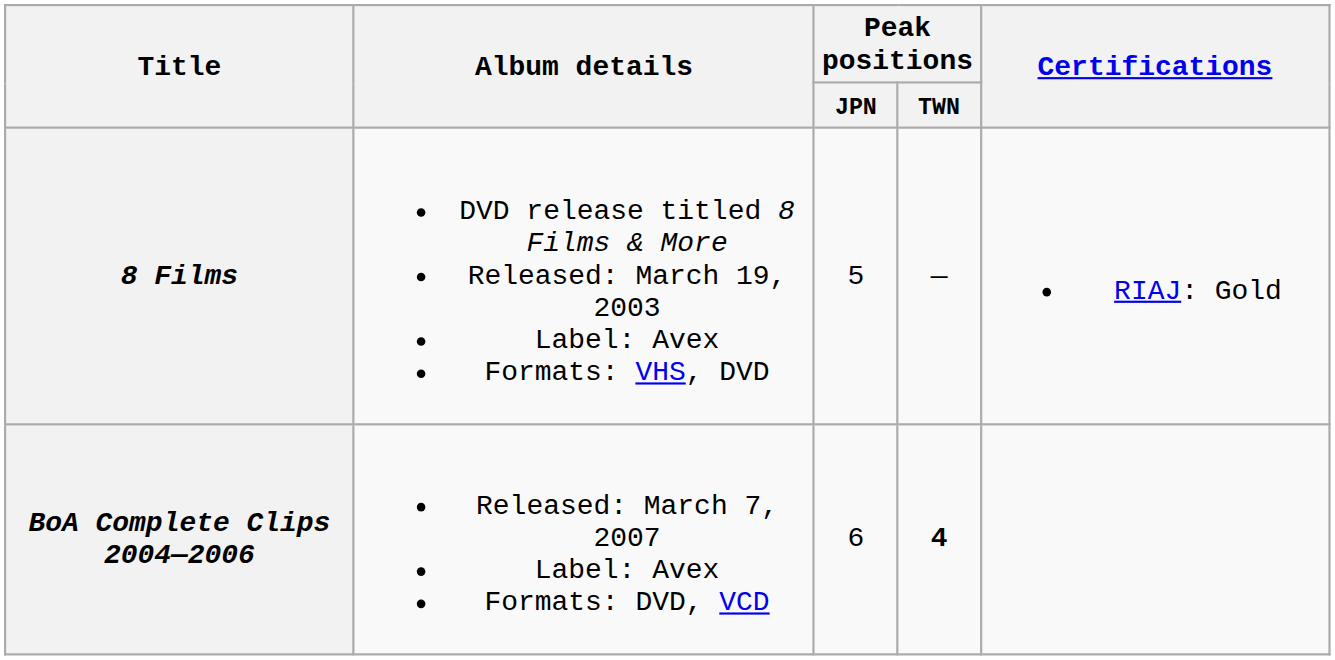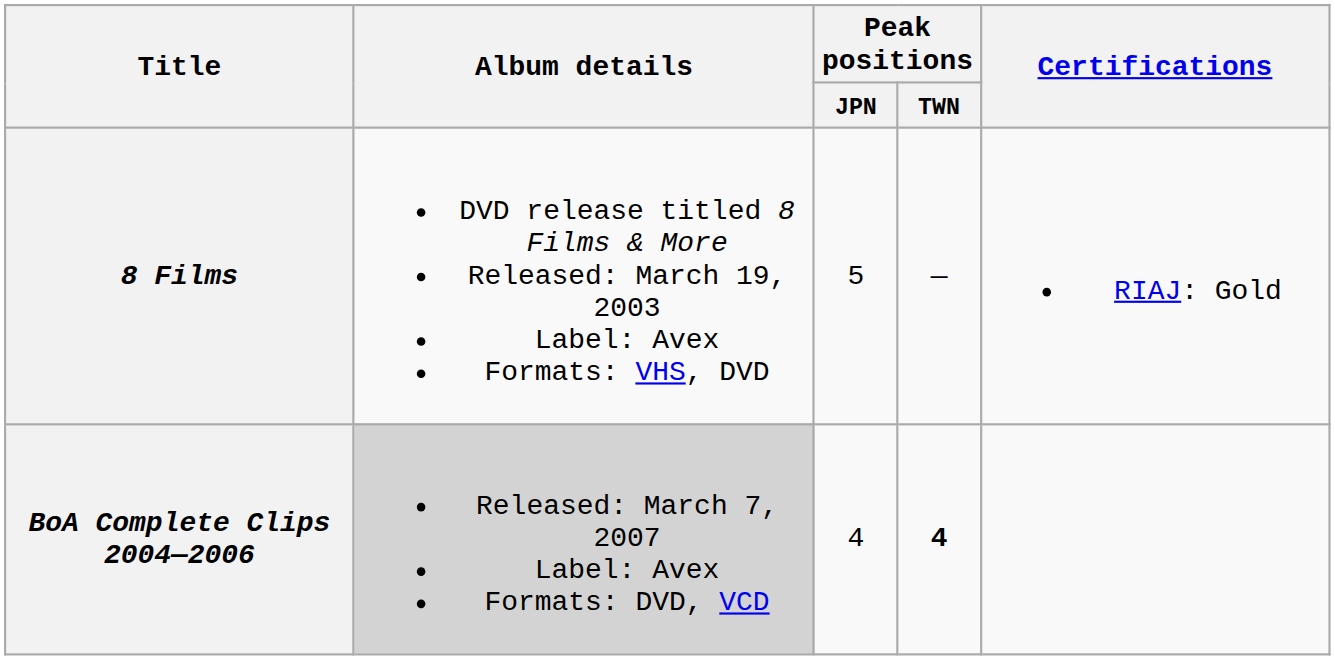(584, 555) no background -> (584, 555) lightgrey background
(856, 539) 6 -> (856, 539) 4
